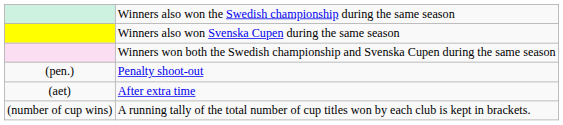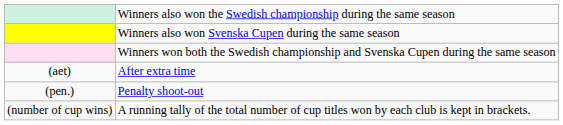rows swapped: (157, 91) <-> (161, 71)
